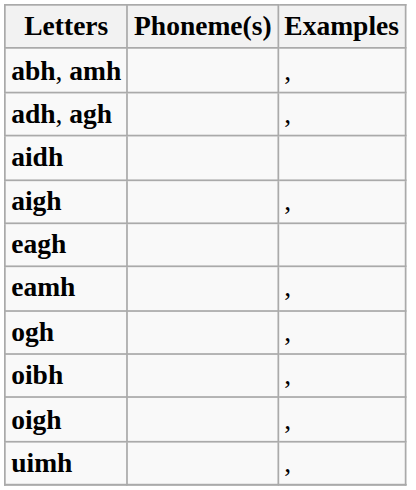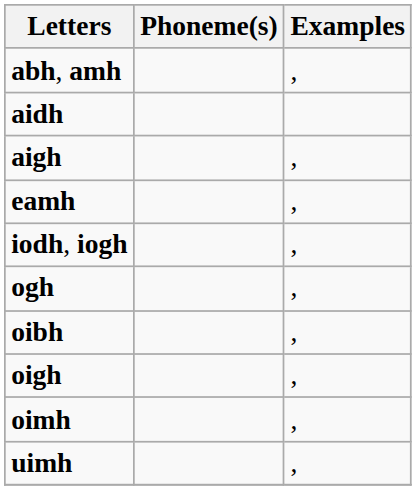- row: (62, 113)
- row: (39, 244)
+ row: (69, 244)
+ row: (41, 419)
